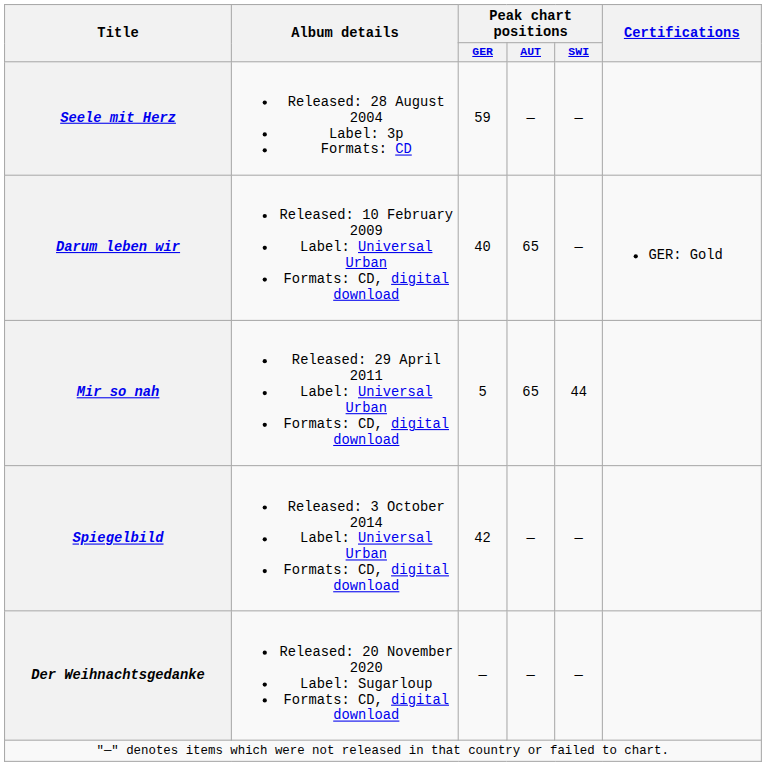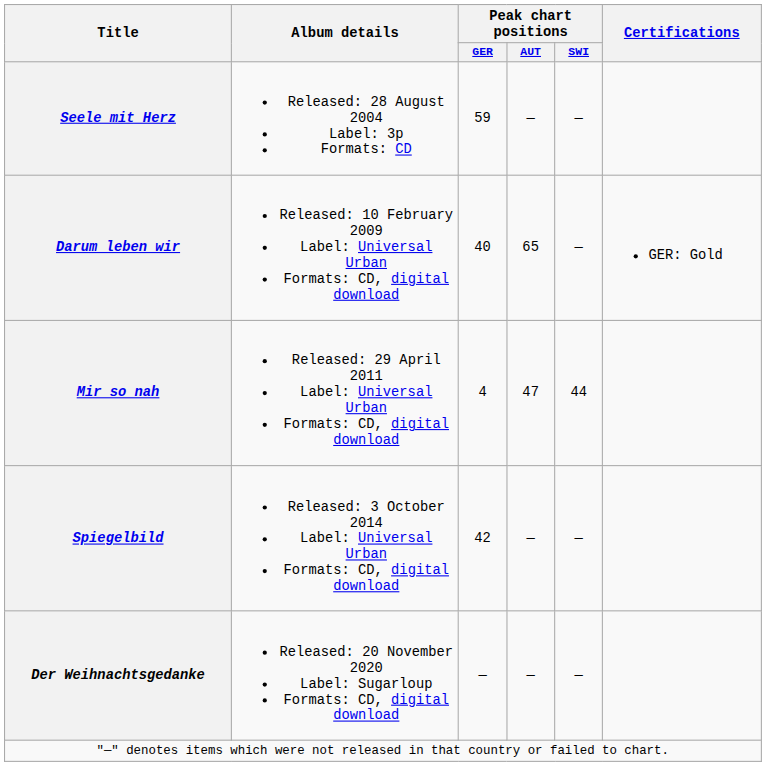(483, 393) 5 -> (483, 393) 4
(531, 393) 65 -> (531, 393) 47
